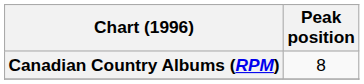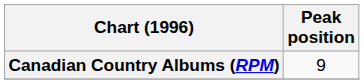(321, 65) 8 -> (321, 65) 9
